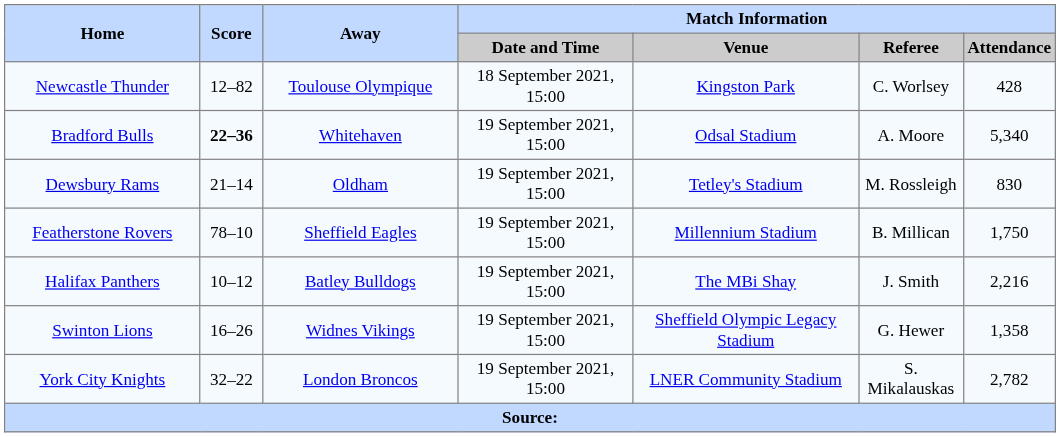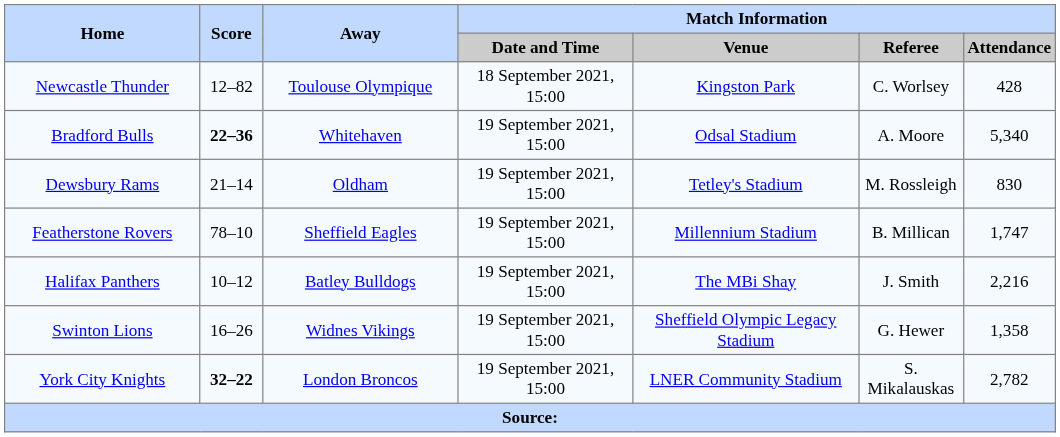(1009, 232) 1,750 -> (1009, 232) 1,747
(231, 378) normal -> (231, 378) bold
